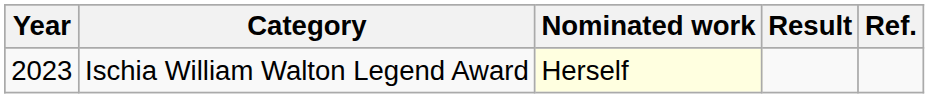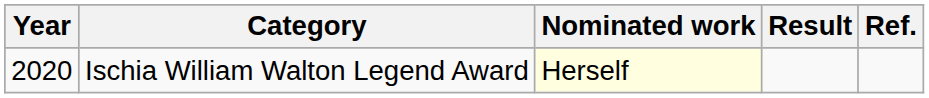(42, 69) 2023 -> (42, 69) 2020
